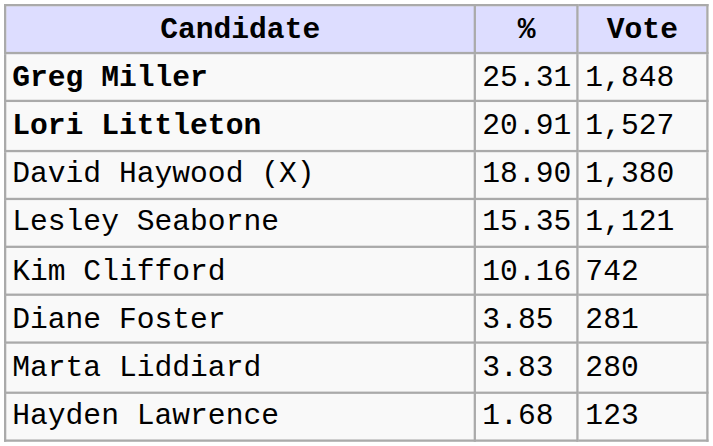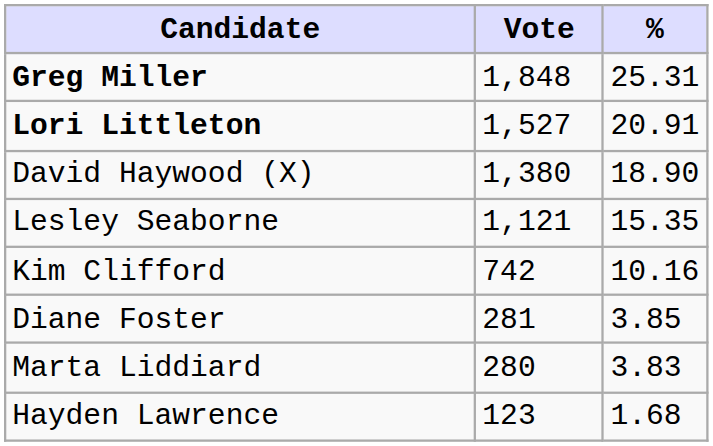columns swapped: (642, 29) <-> (527, 29)
